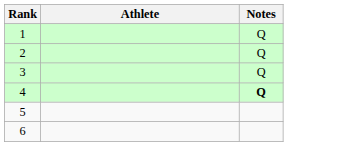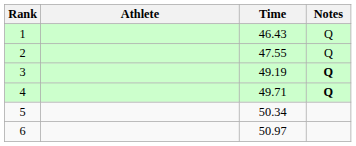+ column: (273, 14)
(261, 72) normal -> (328, 72) bold
